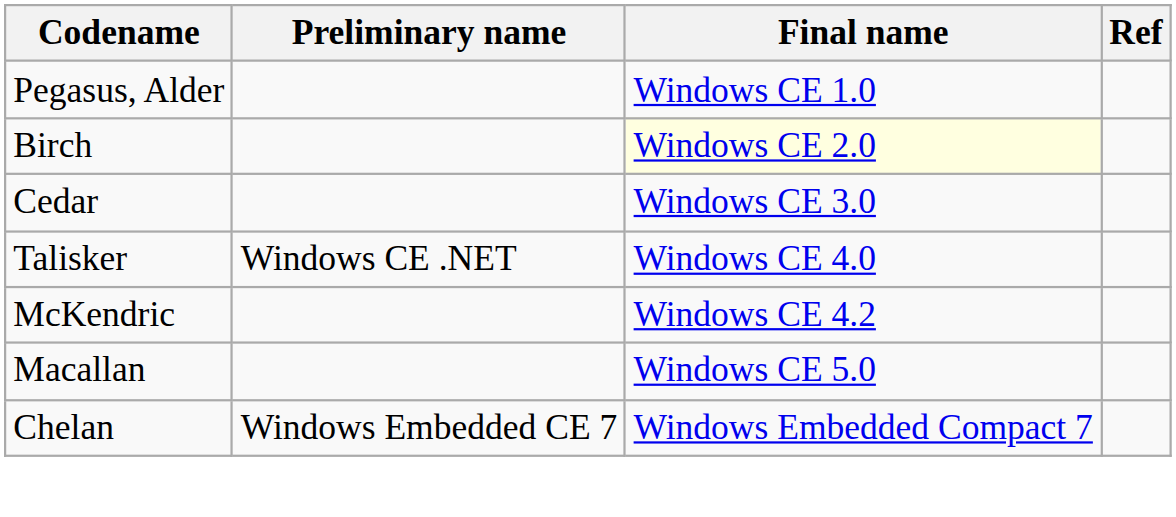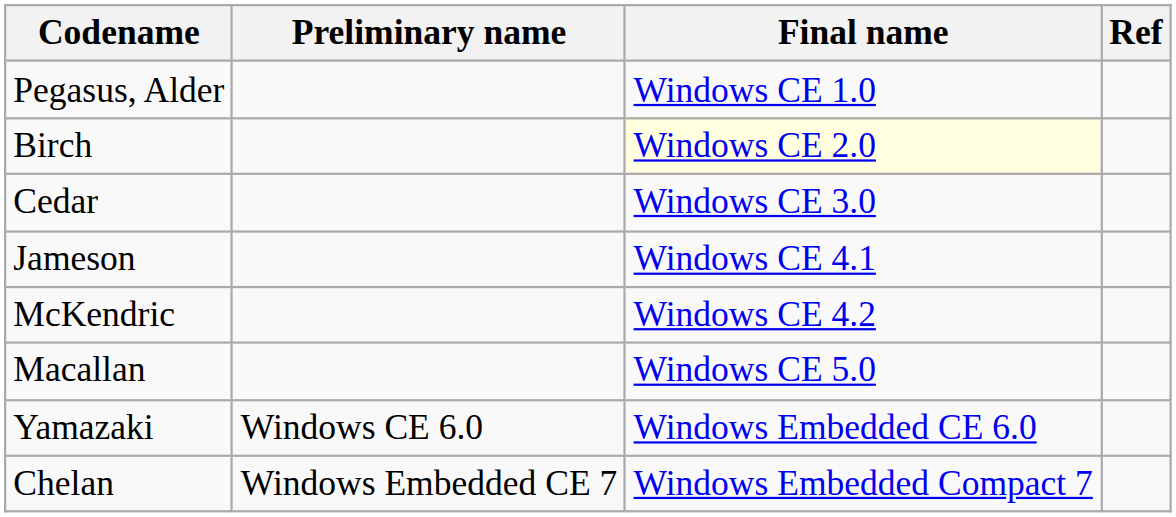- row: (70, 257)
+ row: (74, 257)
+ row: (84, 426)
